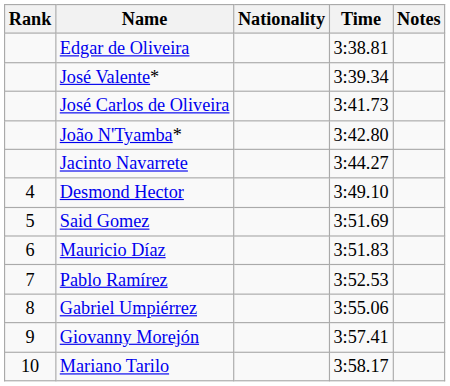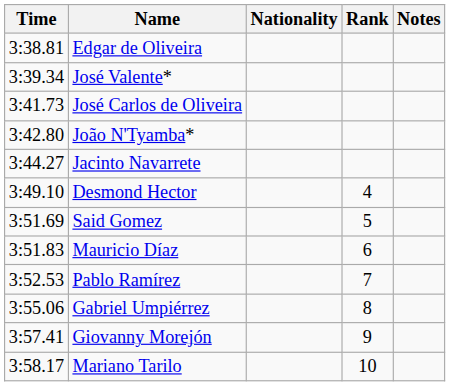columns swapped: (30, 18) <-> (361, 18)
